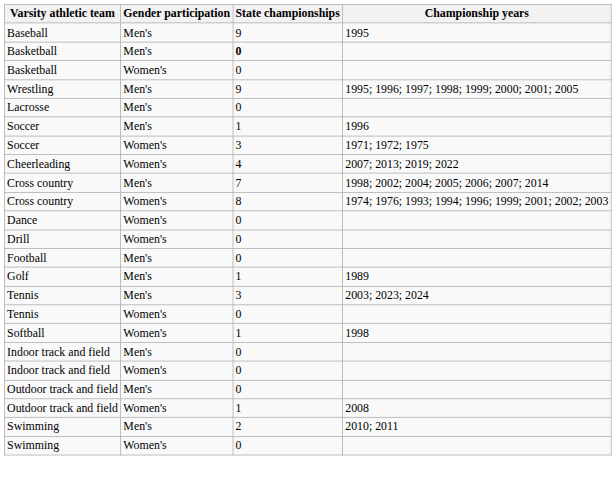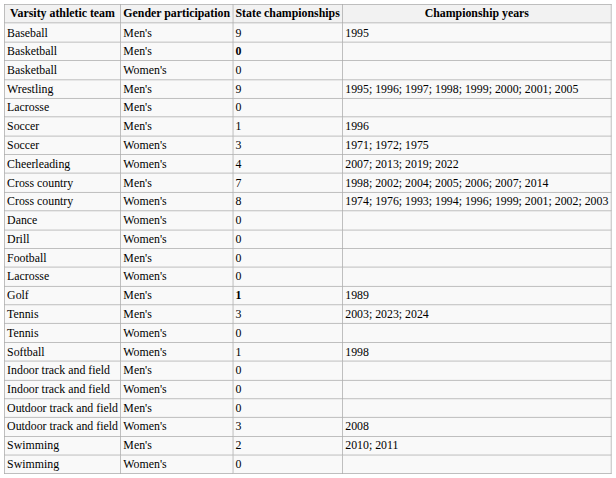+ row: (28, 276)
(238, 276) normal -> (238, 295) bold
(238, 408) 1 -> (238, 426) 3
